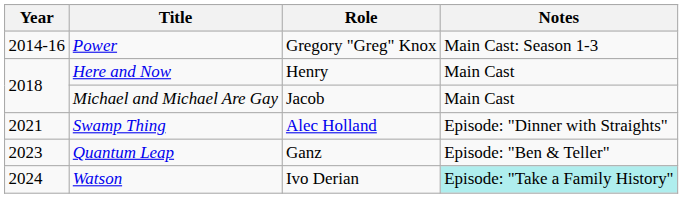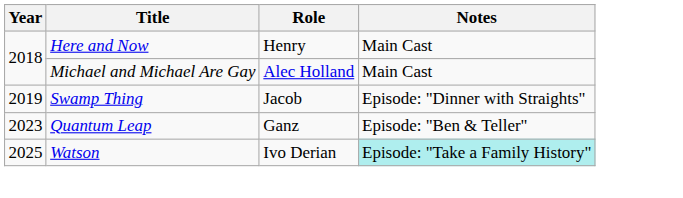- row: (95, 44)
(305, 98) Jacob -> (309, 71) Alec Holland
(25, 125) 2021 -> (25, 98) 2019
(331, 125) Alec Holland -> (283, 98) Jacob
(25, 179) 2024 -> (25, 152) 2025
